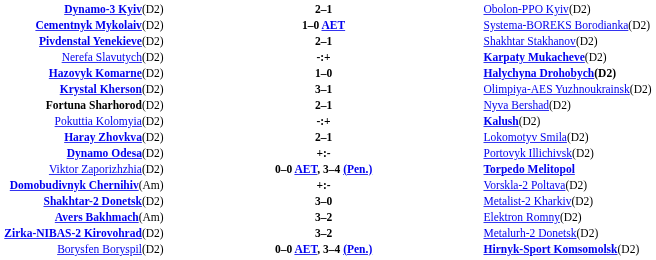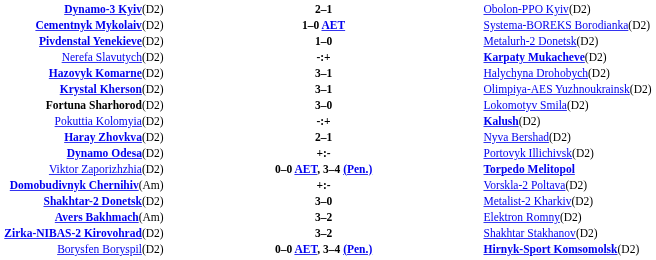(324, 41) 2–1 -> (324, 41) 1–0
(541, 41) Shakhtar Stakhanov(D2) -> (541, 41) Metalurh-2 Donetsk(D2)
(324, 73) 1–0 -> (324, 73) 3–1
(550, 73) bold -> (547, 73) normal
(324, 105) 2–1 -> (324, 105) 3–0
(527, 105) Nyva Bershad(D2) -> (536, 105) Lokomotyv Smila(D2)
(536, 137) Lokomotyv Smila(D2) -> (527, 137) Nyva Bershad(D2)
(541, 233) Metalurh-2 Donetsk(D2) -> (541, 233) Shakhtar Stakhanov(D2)
